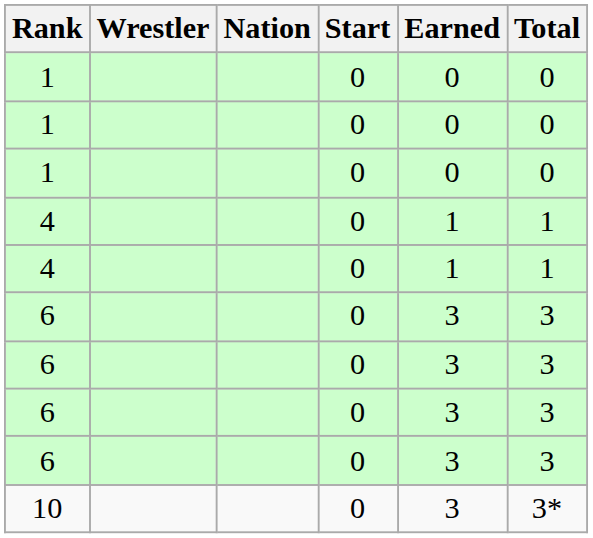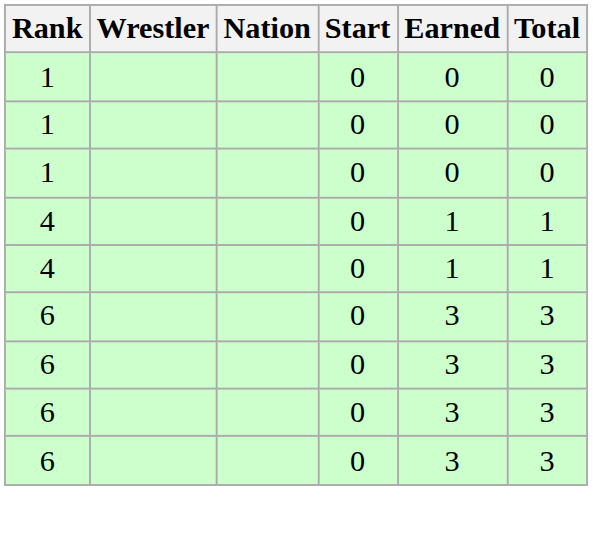- row: (47, 508)
